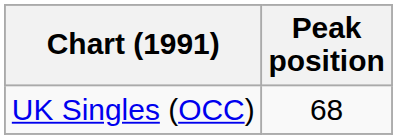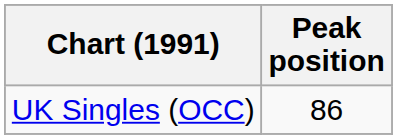(327, 109) 68 -> (327, 109) 86
